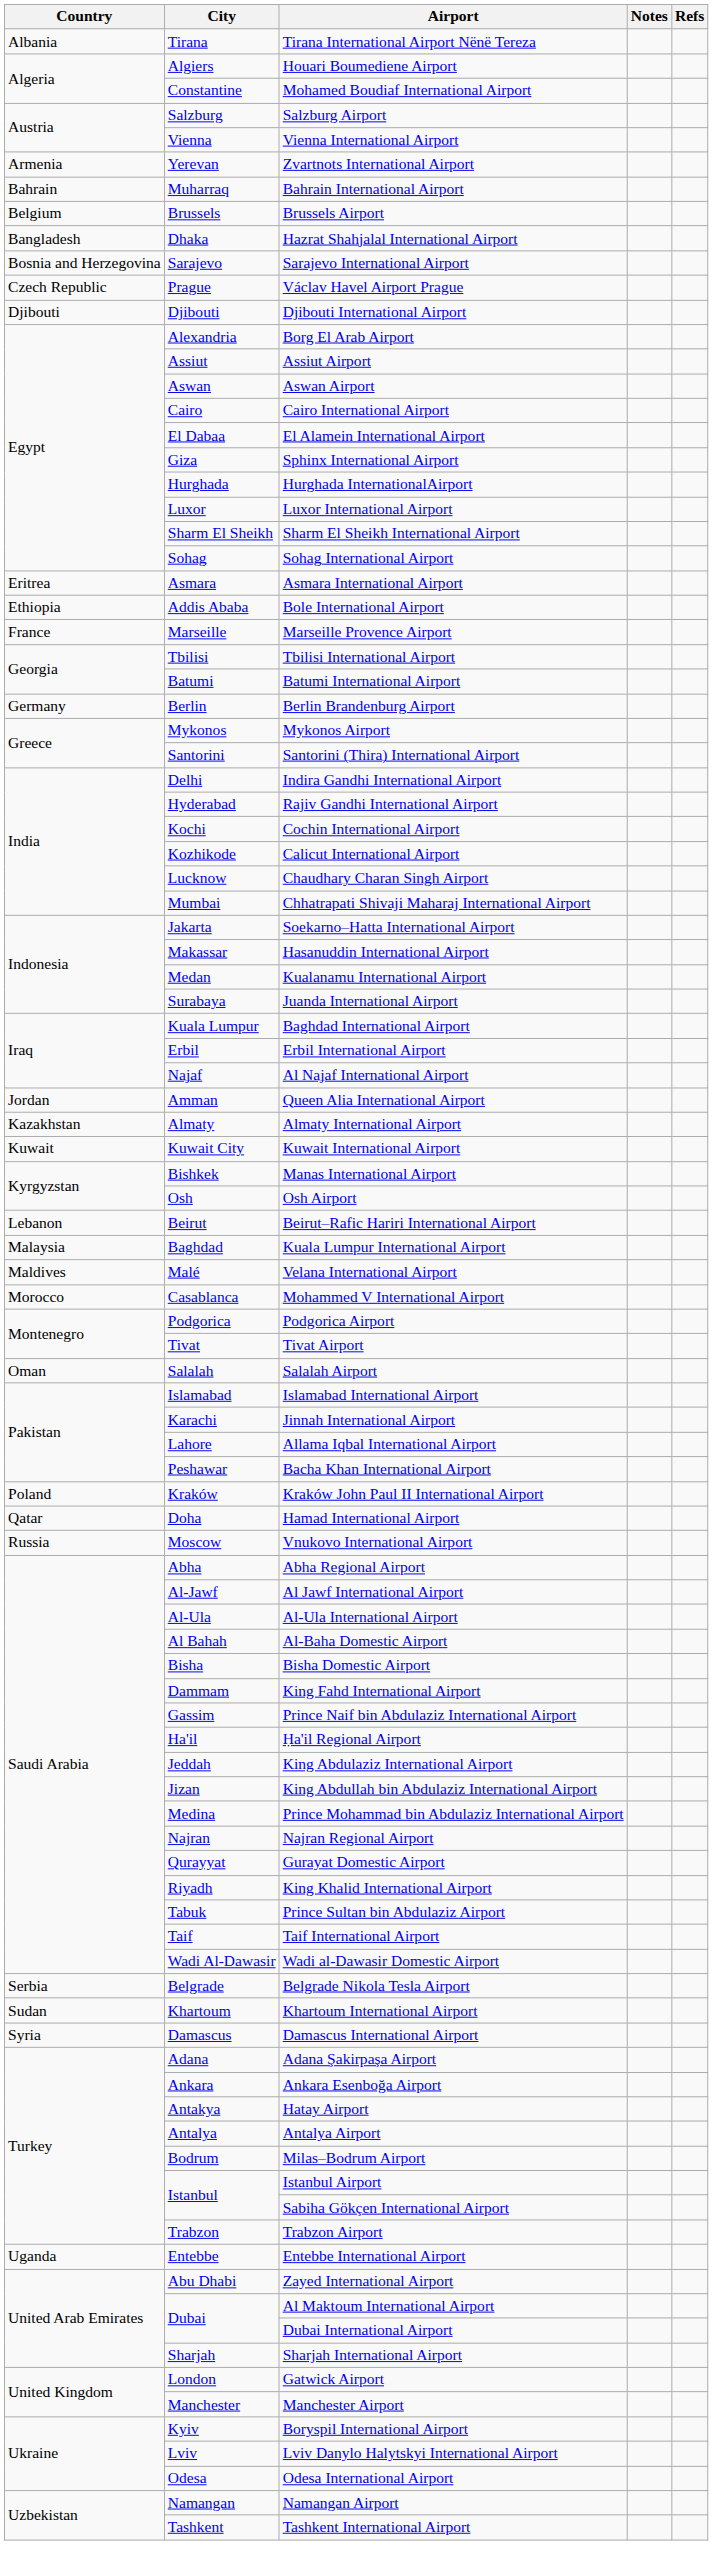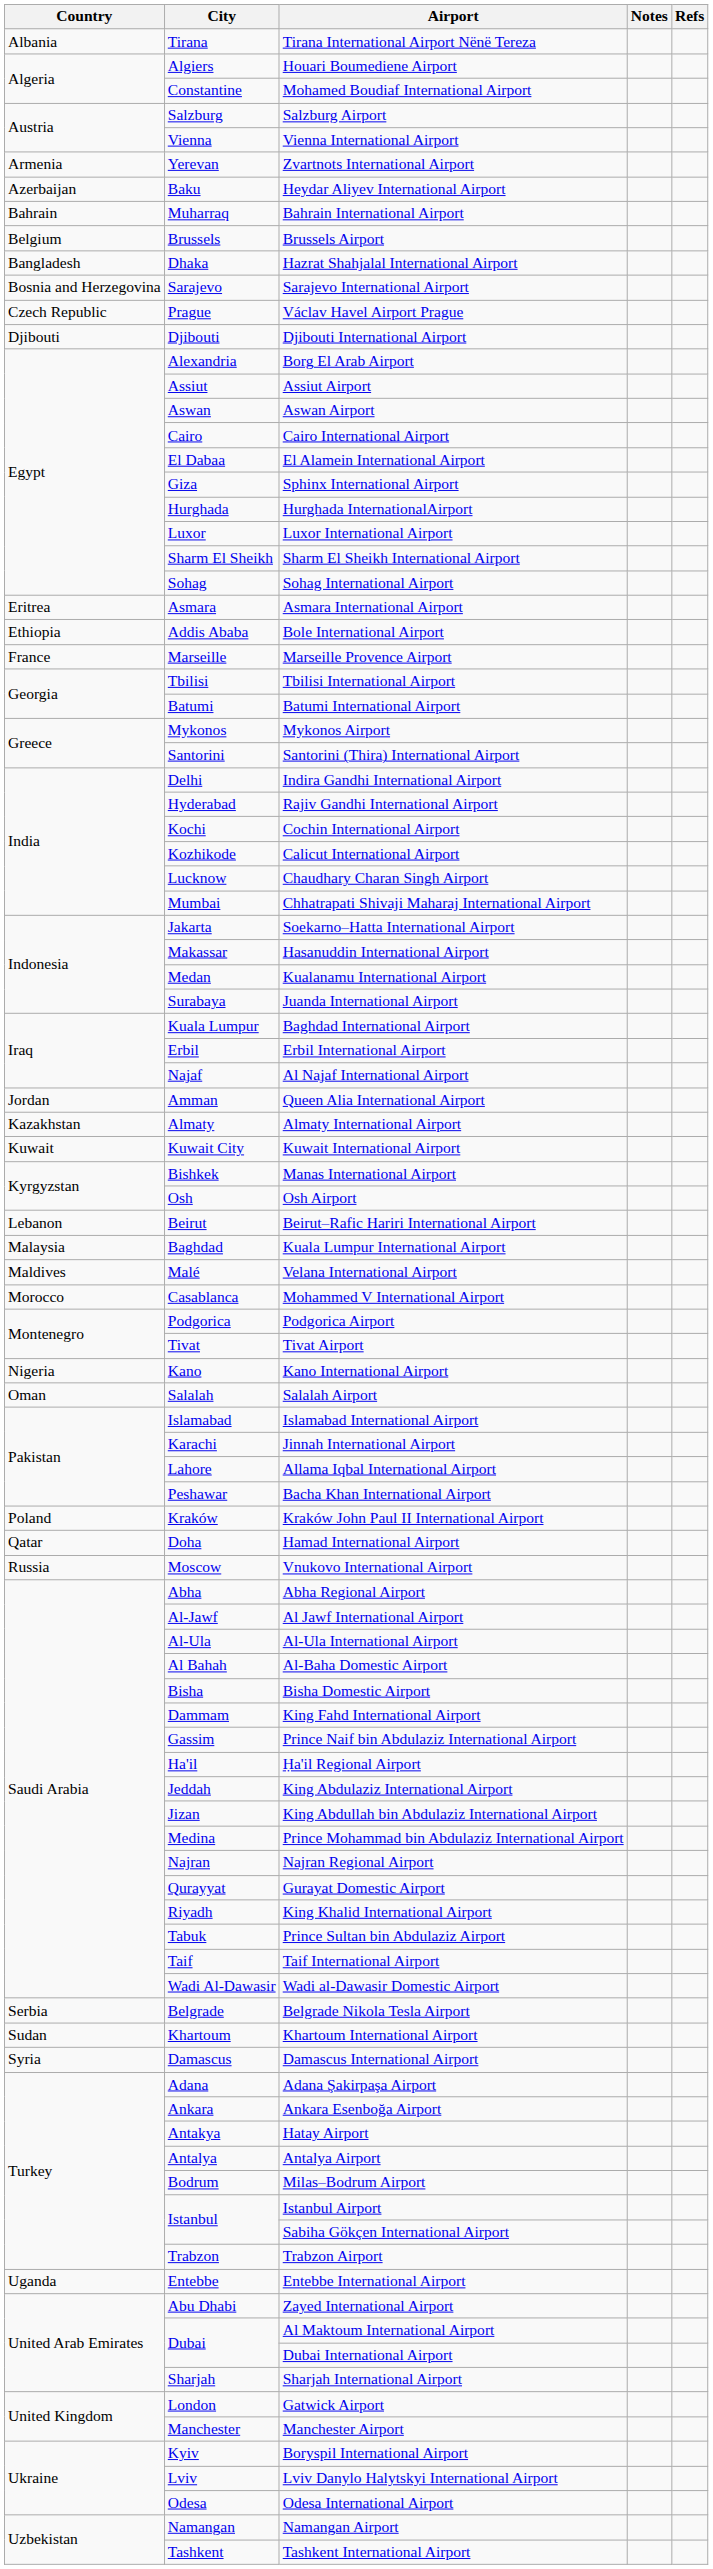+ row: (394, 189)
- row: (369, 705)
+ row: (365, 1370)
